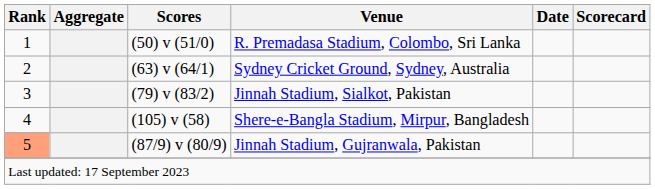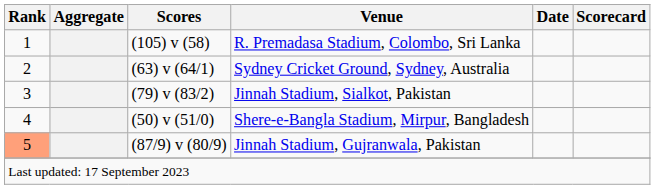(173, 42) (50) v (51/0) -> (171, 42) (105) v (58)
(171, 119) (105) v (58) -> (173, 119) (50) v (51/0)
